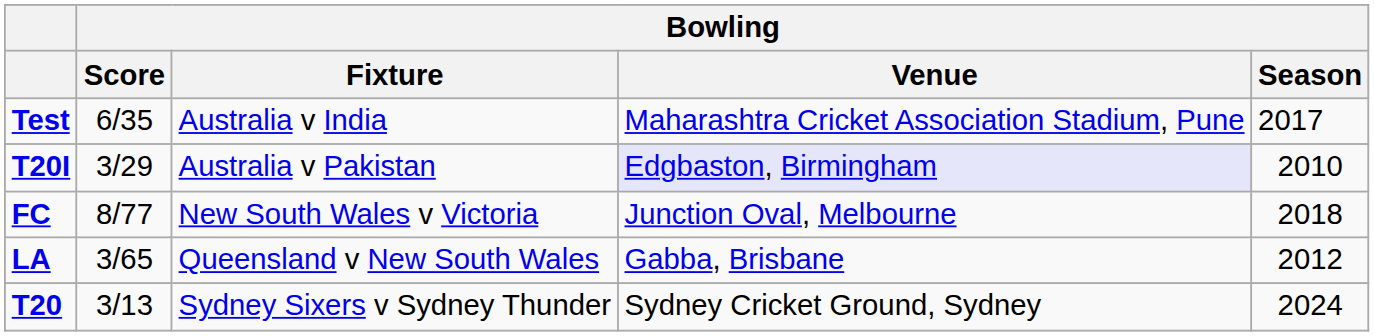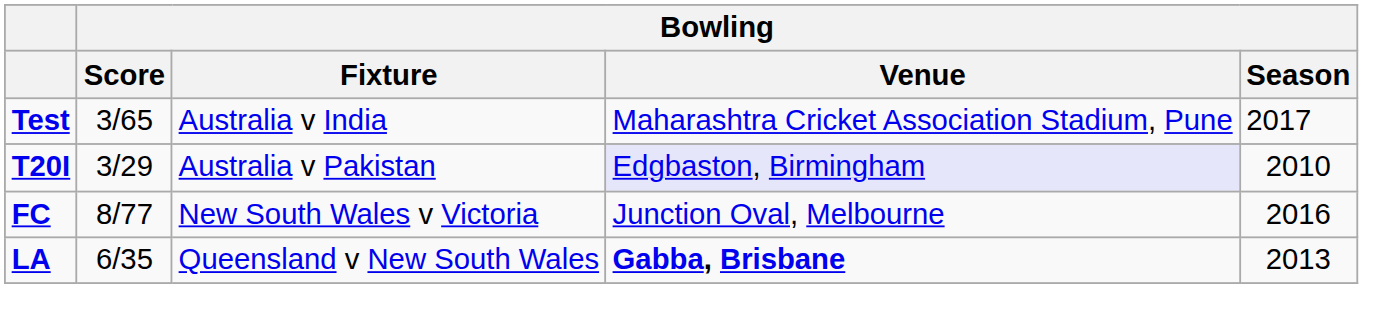(124, 120) 6/35 -> (124, 120) 3/65
(1310, 213) 2018 -> (1298, 213) 2016
(124, 259) 3/65 -> (124, 259) 6/35
(734, 259) normal -> (729, 259) bold
(1310, 259) 2012 -> (1298, 259) 2013
- row: (37, 306)
